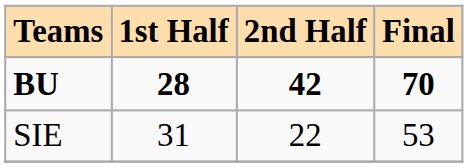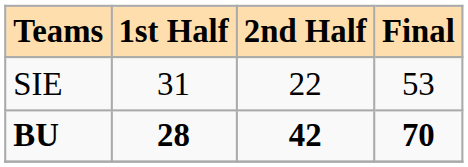rows swapped: (38, 135) <-> (36, 83)
